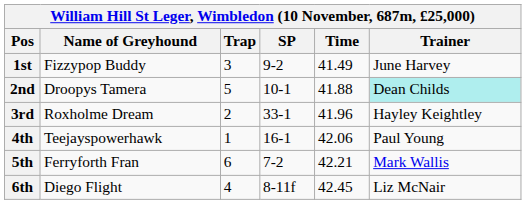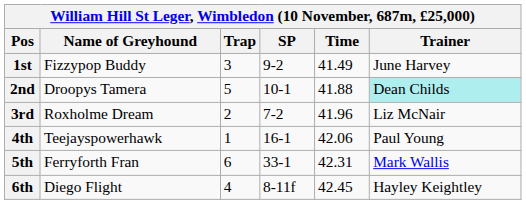(277, 114) 33-1 -> (273, 114) 7-2
(428, 114) Hayley Keightley -> (409, 114) Liz McNair
(273, 162) 7-2 -> (277, 162) 33-1
(335, 162) 42.21 -> (335, 162) 42.31
(409, 187) Liz McNair -> (428, 187) Hayley Keightley
